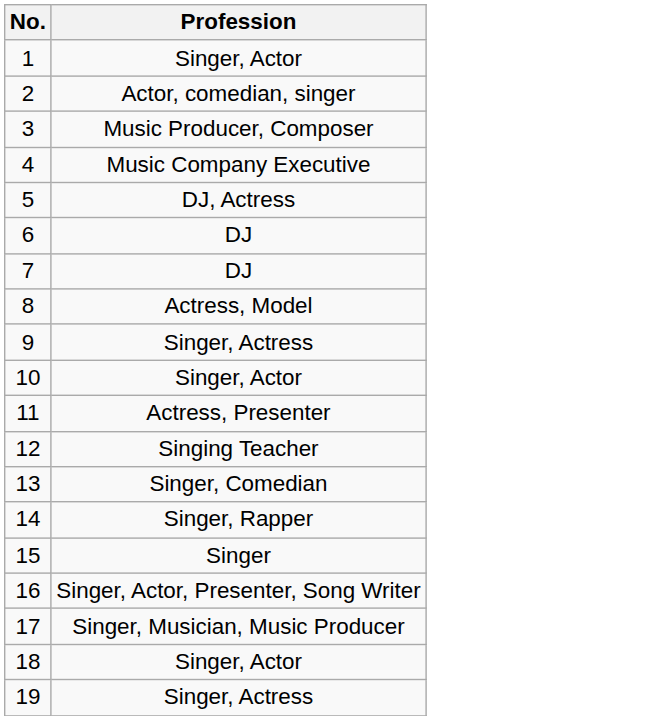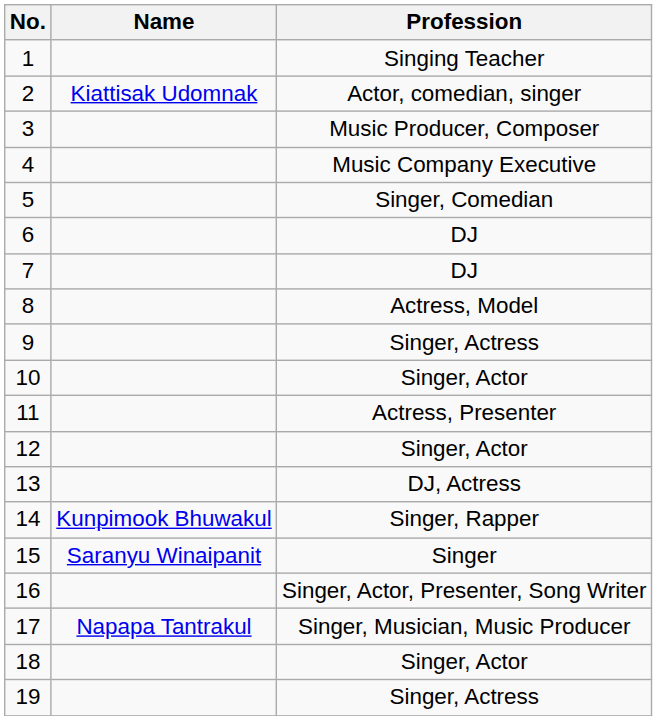+ column: (164, 22)
(238, 57) Singer, Actor -> (464, 57) Singing Teacher
(238, 199) DJ, Actress -> (464, 199) Singer, Comedian
(238, 448) Singing Teacher -> (464, 448) Singer, Actor
(238, 484) Singer, Comedian -> (464, 484) DJ, Actress
